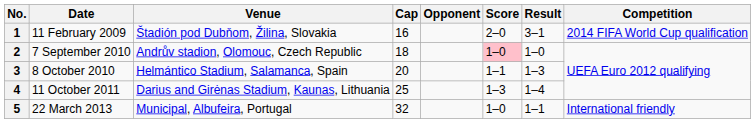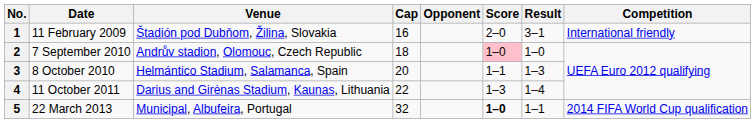(657, 33) 2014 FIFA World Cup qualification -> (621, 33) International friendly
(402, 90) 25 -> (402, 90) 22
(496, 109) normal -> (496, 109) bold
(621, 109) International friendly -> (657, 109) 2014 FIFA World Cup qualification
